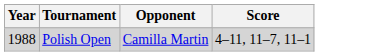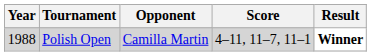+ column: (340, 16)
